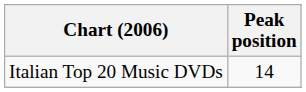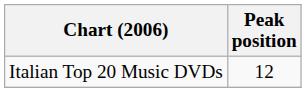(264, 71) 14 -> (264, 71) 12
